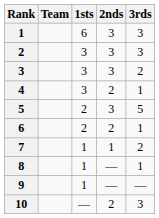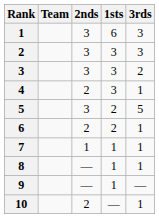columns swapped: (84, 14) <-> (111, 14)
(140, 147) 2 -> (140, 147) 1
(140, 204) 3 -> (140, 204) 1
